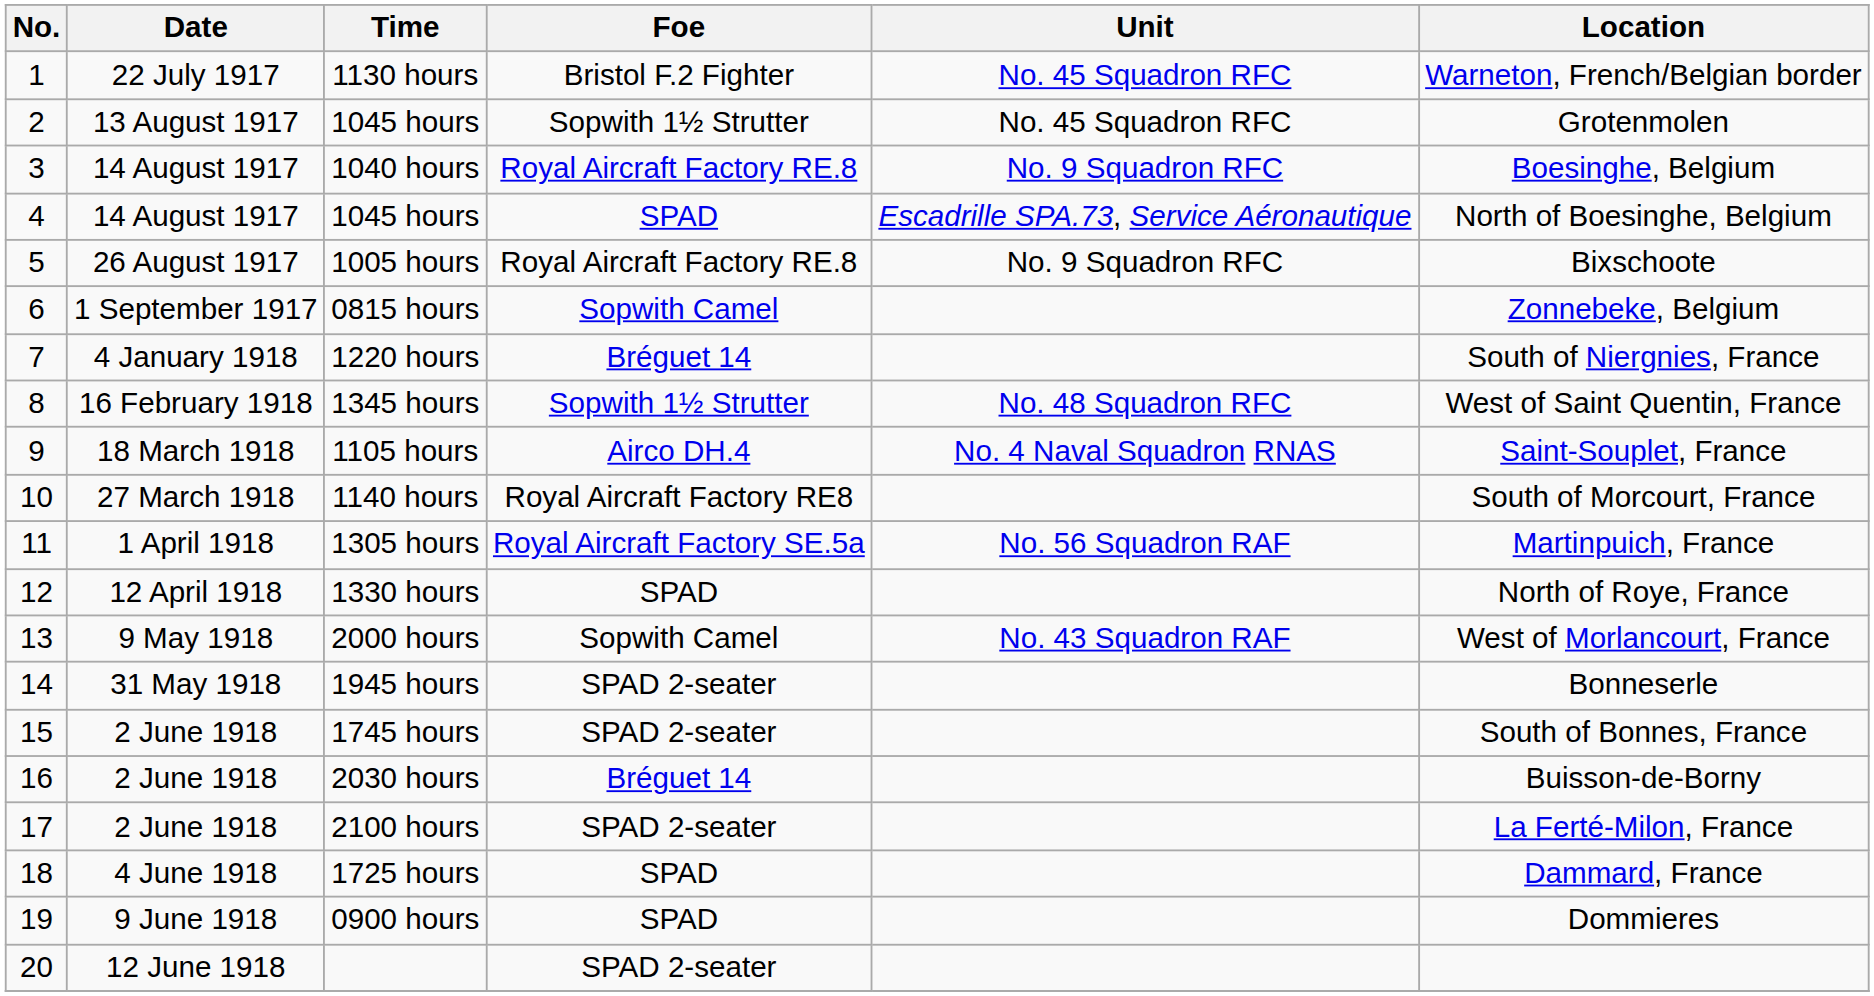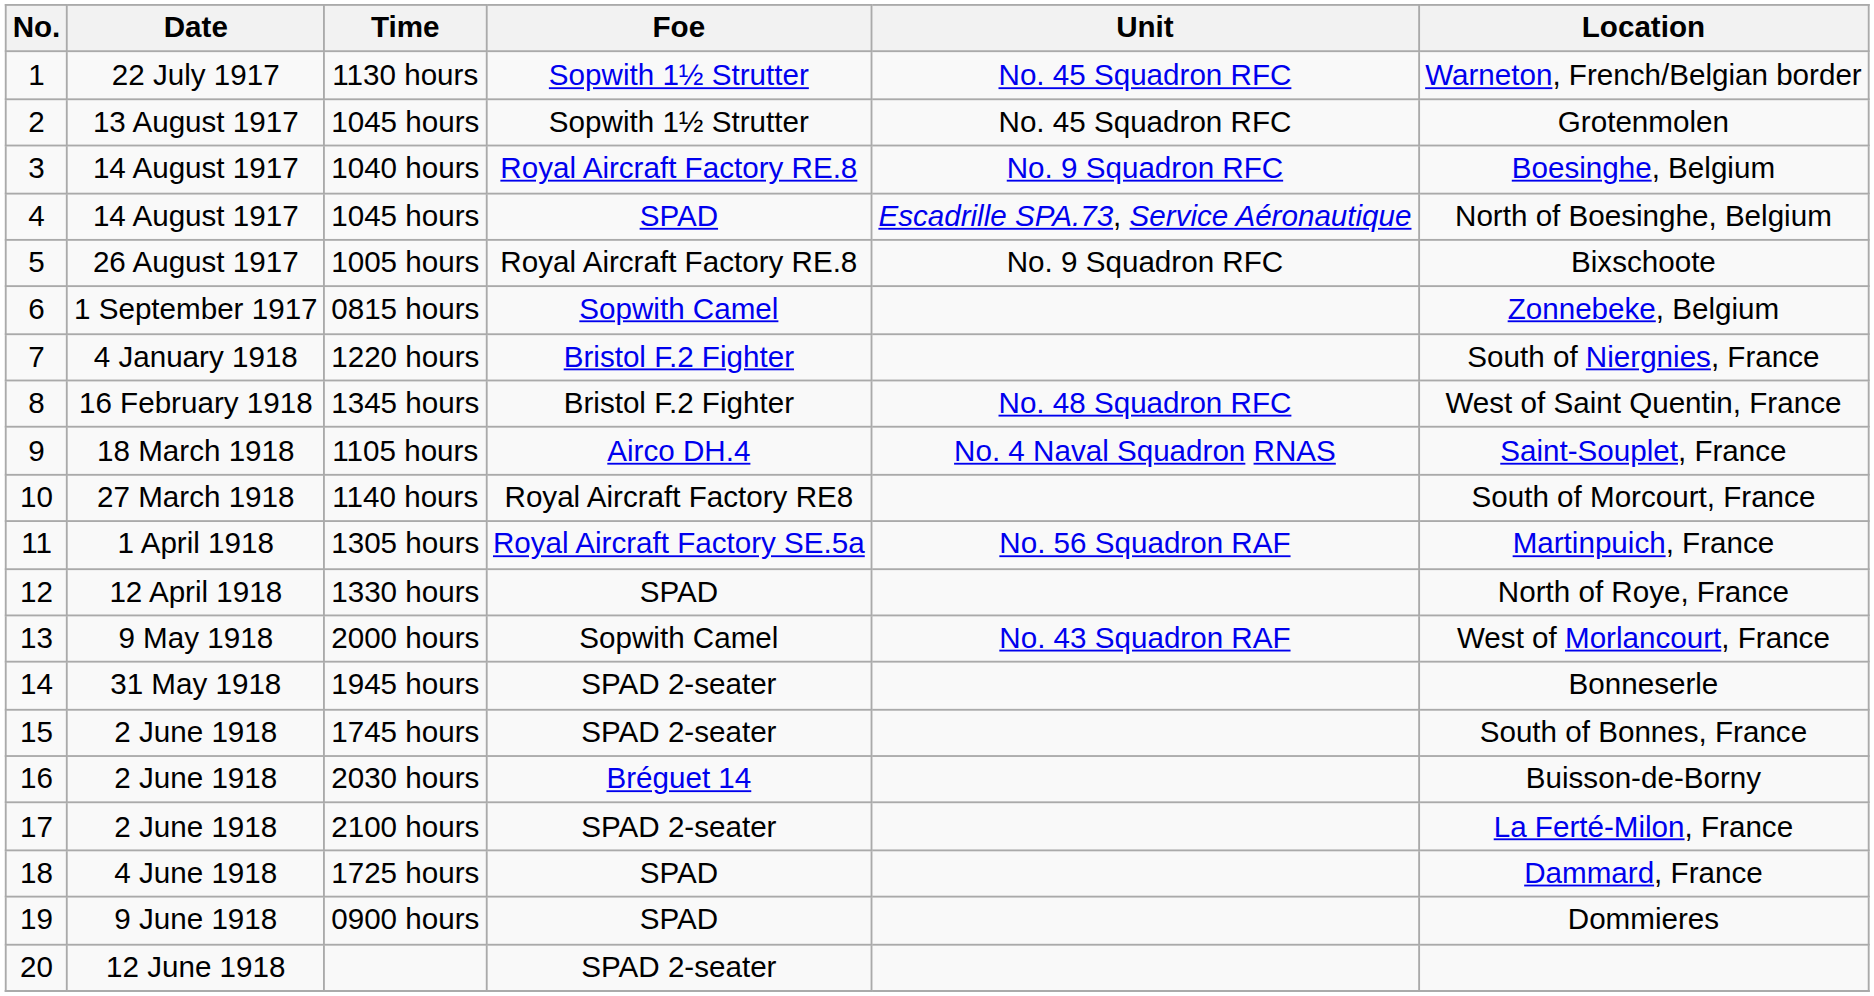(679, 74) Bristol F.2 Fighter -> (679, 74) Sopwith 1½ Strutter
(679, 356) Bréguet 14 -> (679, 356) Bristol F.2 Fighter
(679, 403) Sopwith 1½ Strutter -> (679, 403) Bristol F.2 Fighter
